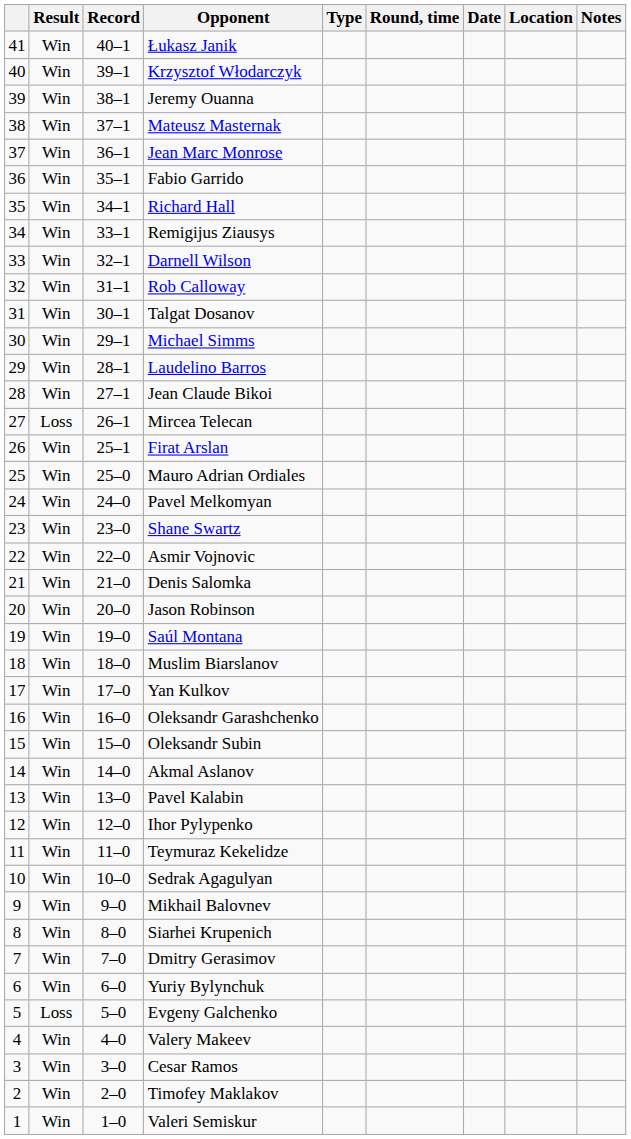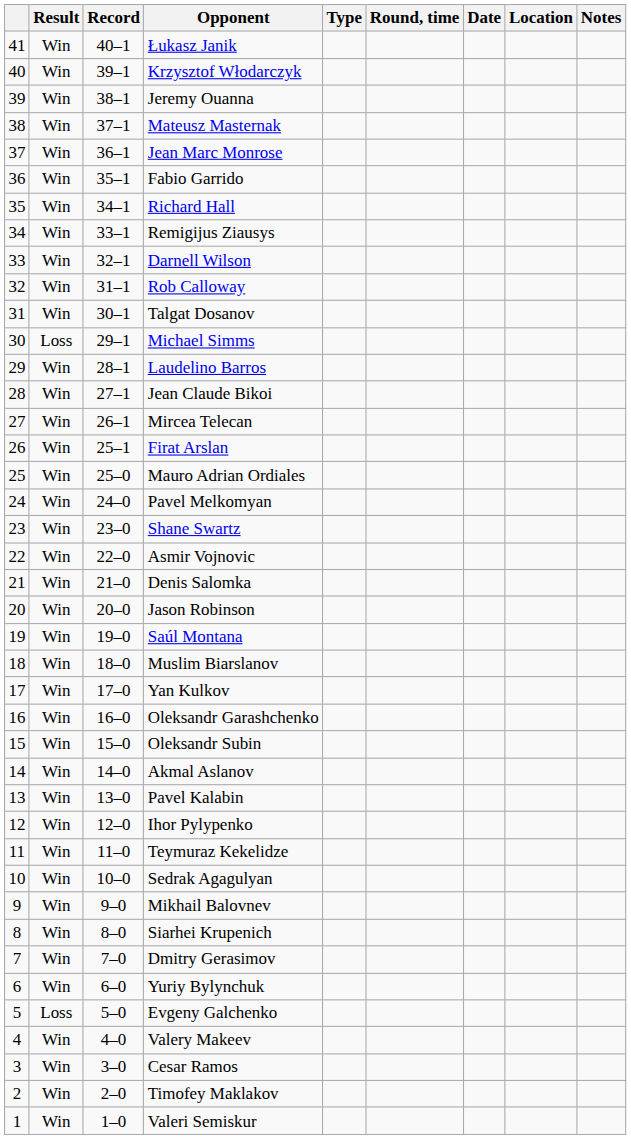(56, 340) Win -> (56, 340) Loss
(56, 421) Loss -> (56, 421) Win
